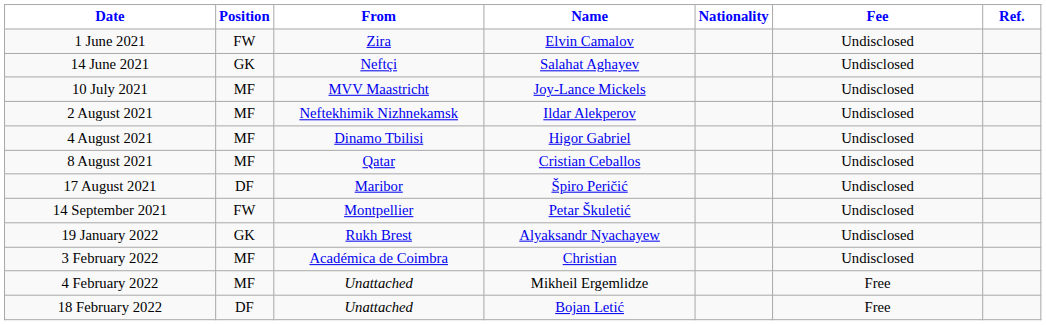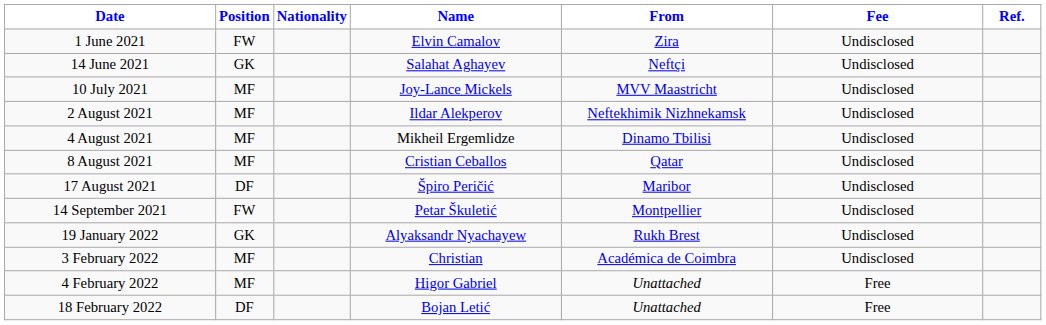columns swapped: (734, 17) <-> (379, 17)
(590, 138) Higor Gabriel -> (456, 138) Mikheil Ergemlidze
(590, 283) Mikheil Ergemlidze -> (456, 283) Higor Gabriel
